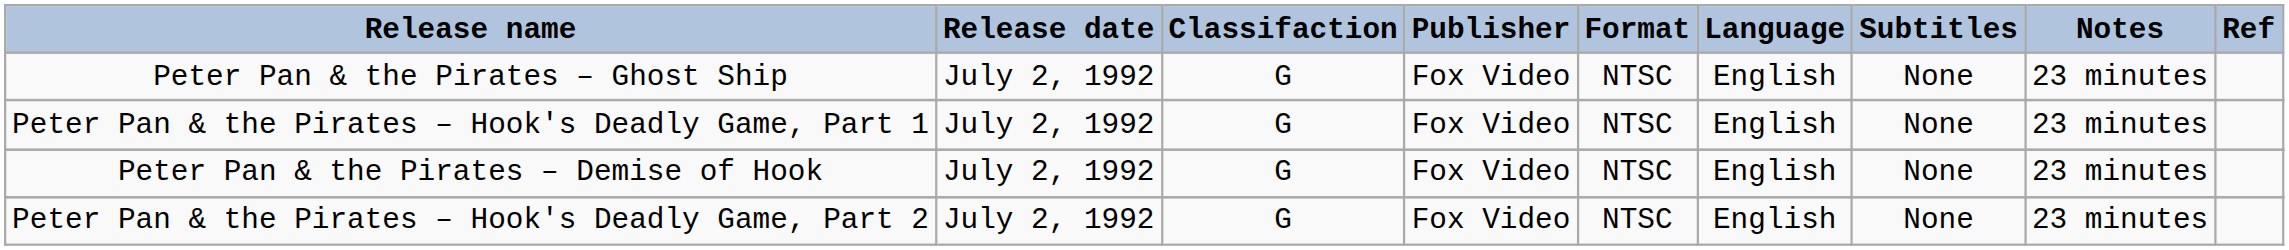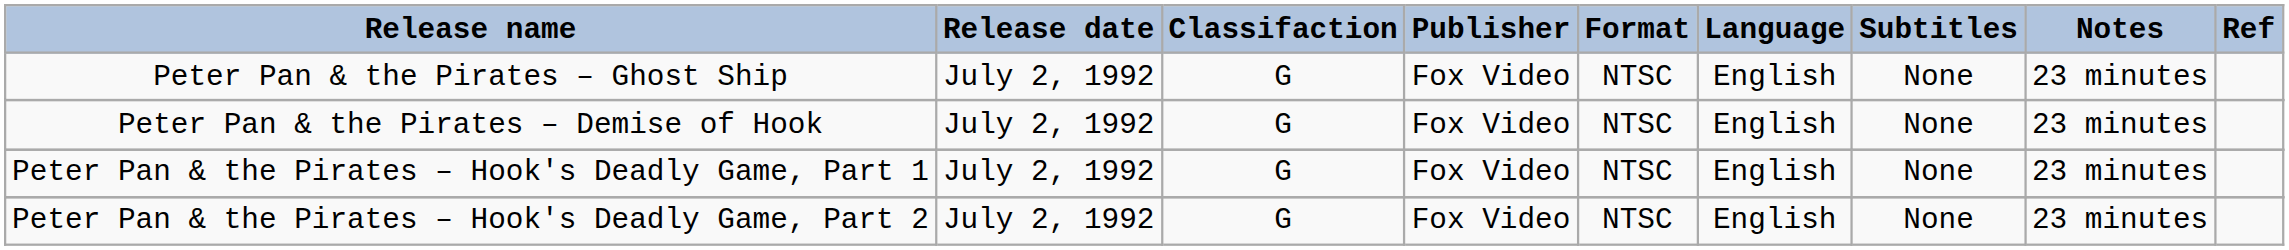rows swapped: (471, 173) <-> (471, 125)
